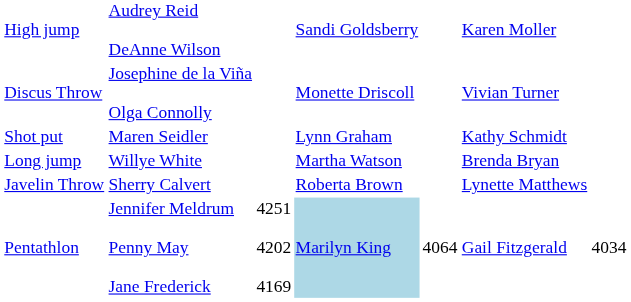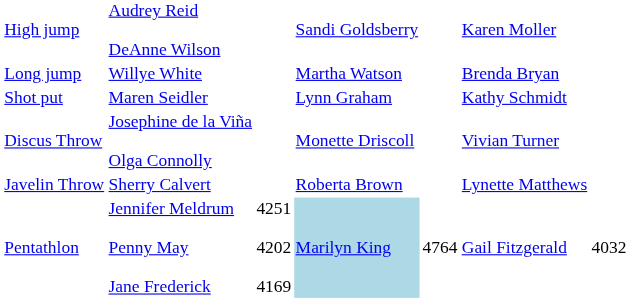rows swapped: (43, 160) <-> (53, 92)
(440, 247) 4064 -> (440, 247) 4764
(609, 247) 4034 -> (609, 247) 4032
